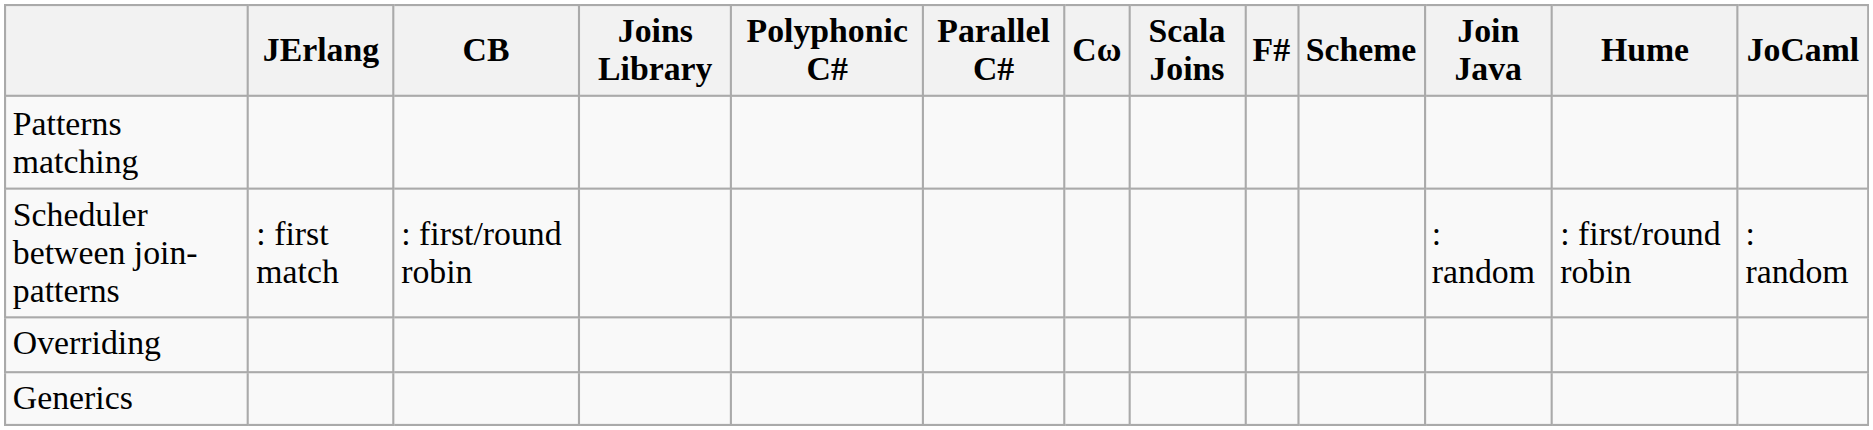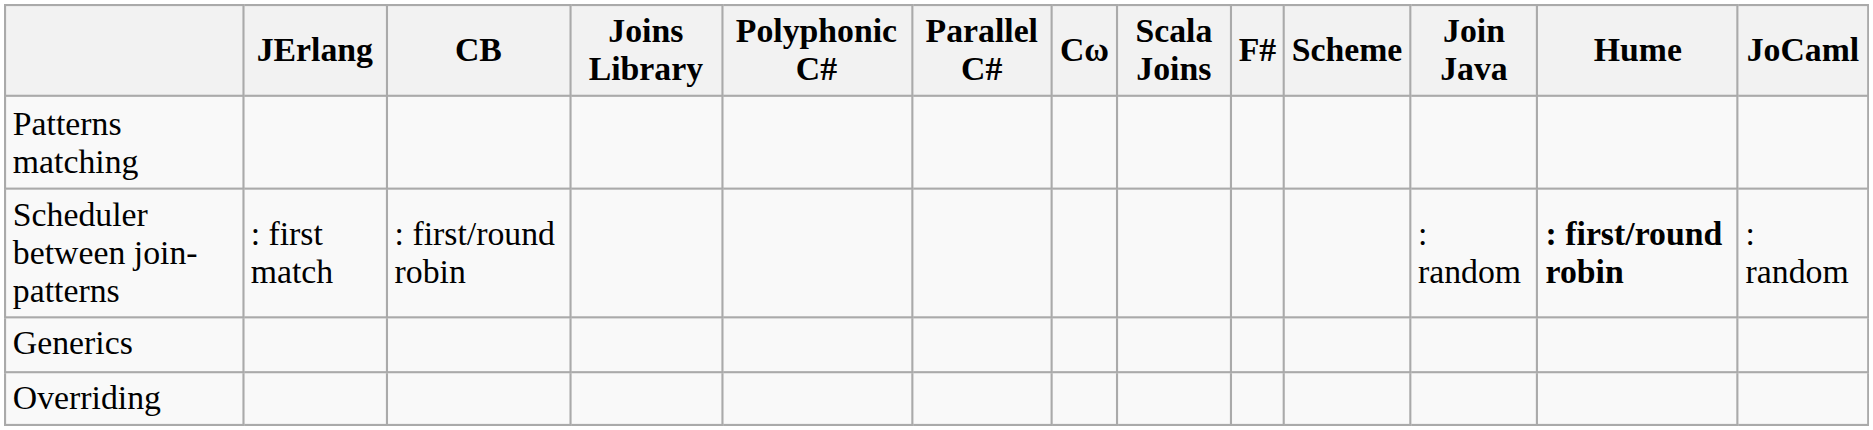(1640, 252) normal -> (1634, 252) bold
rows swapped: (73, 397) <-> (87, 343)
